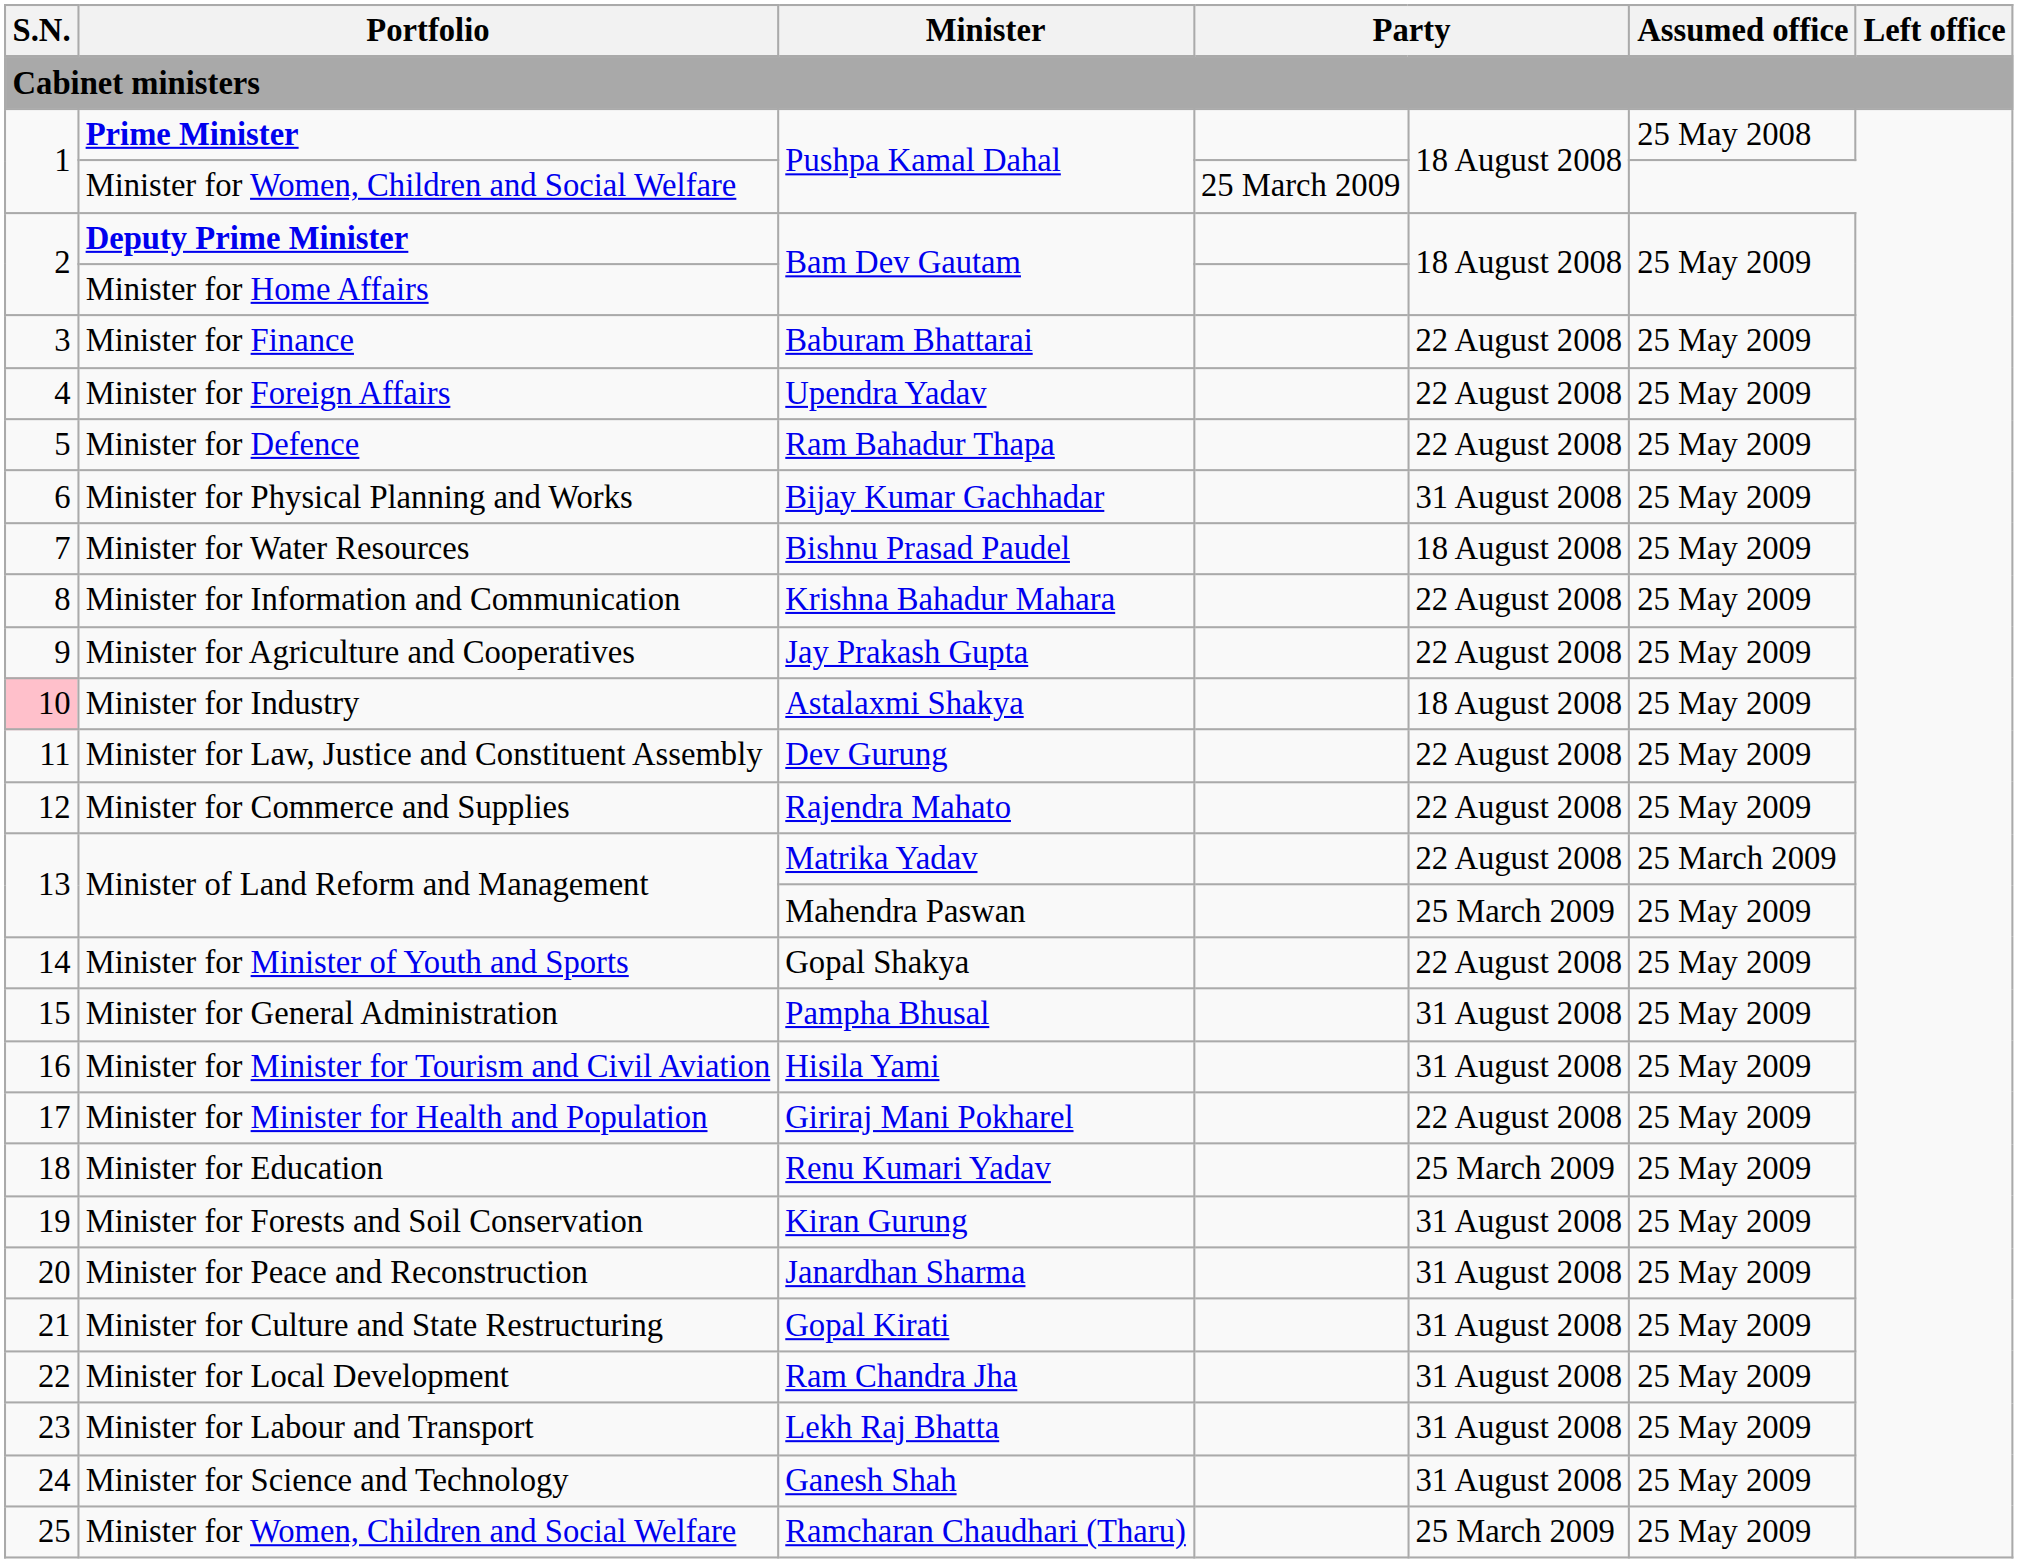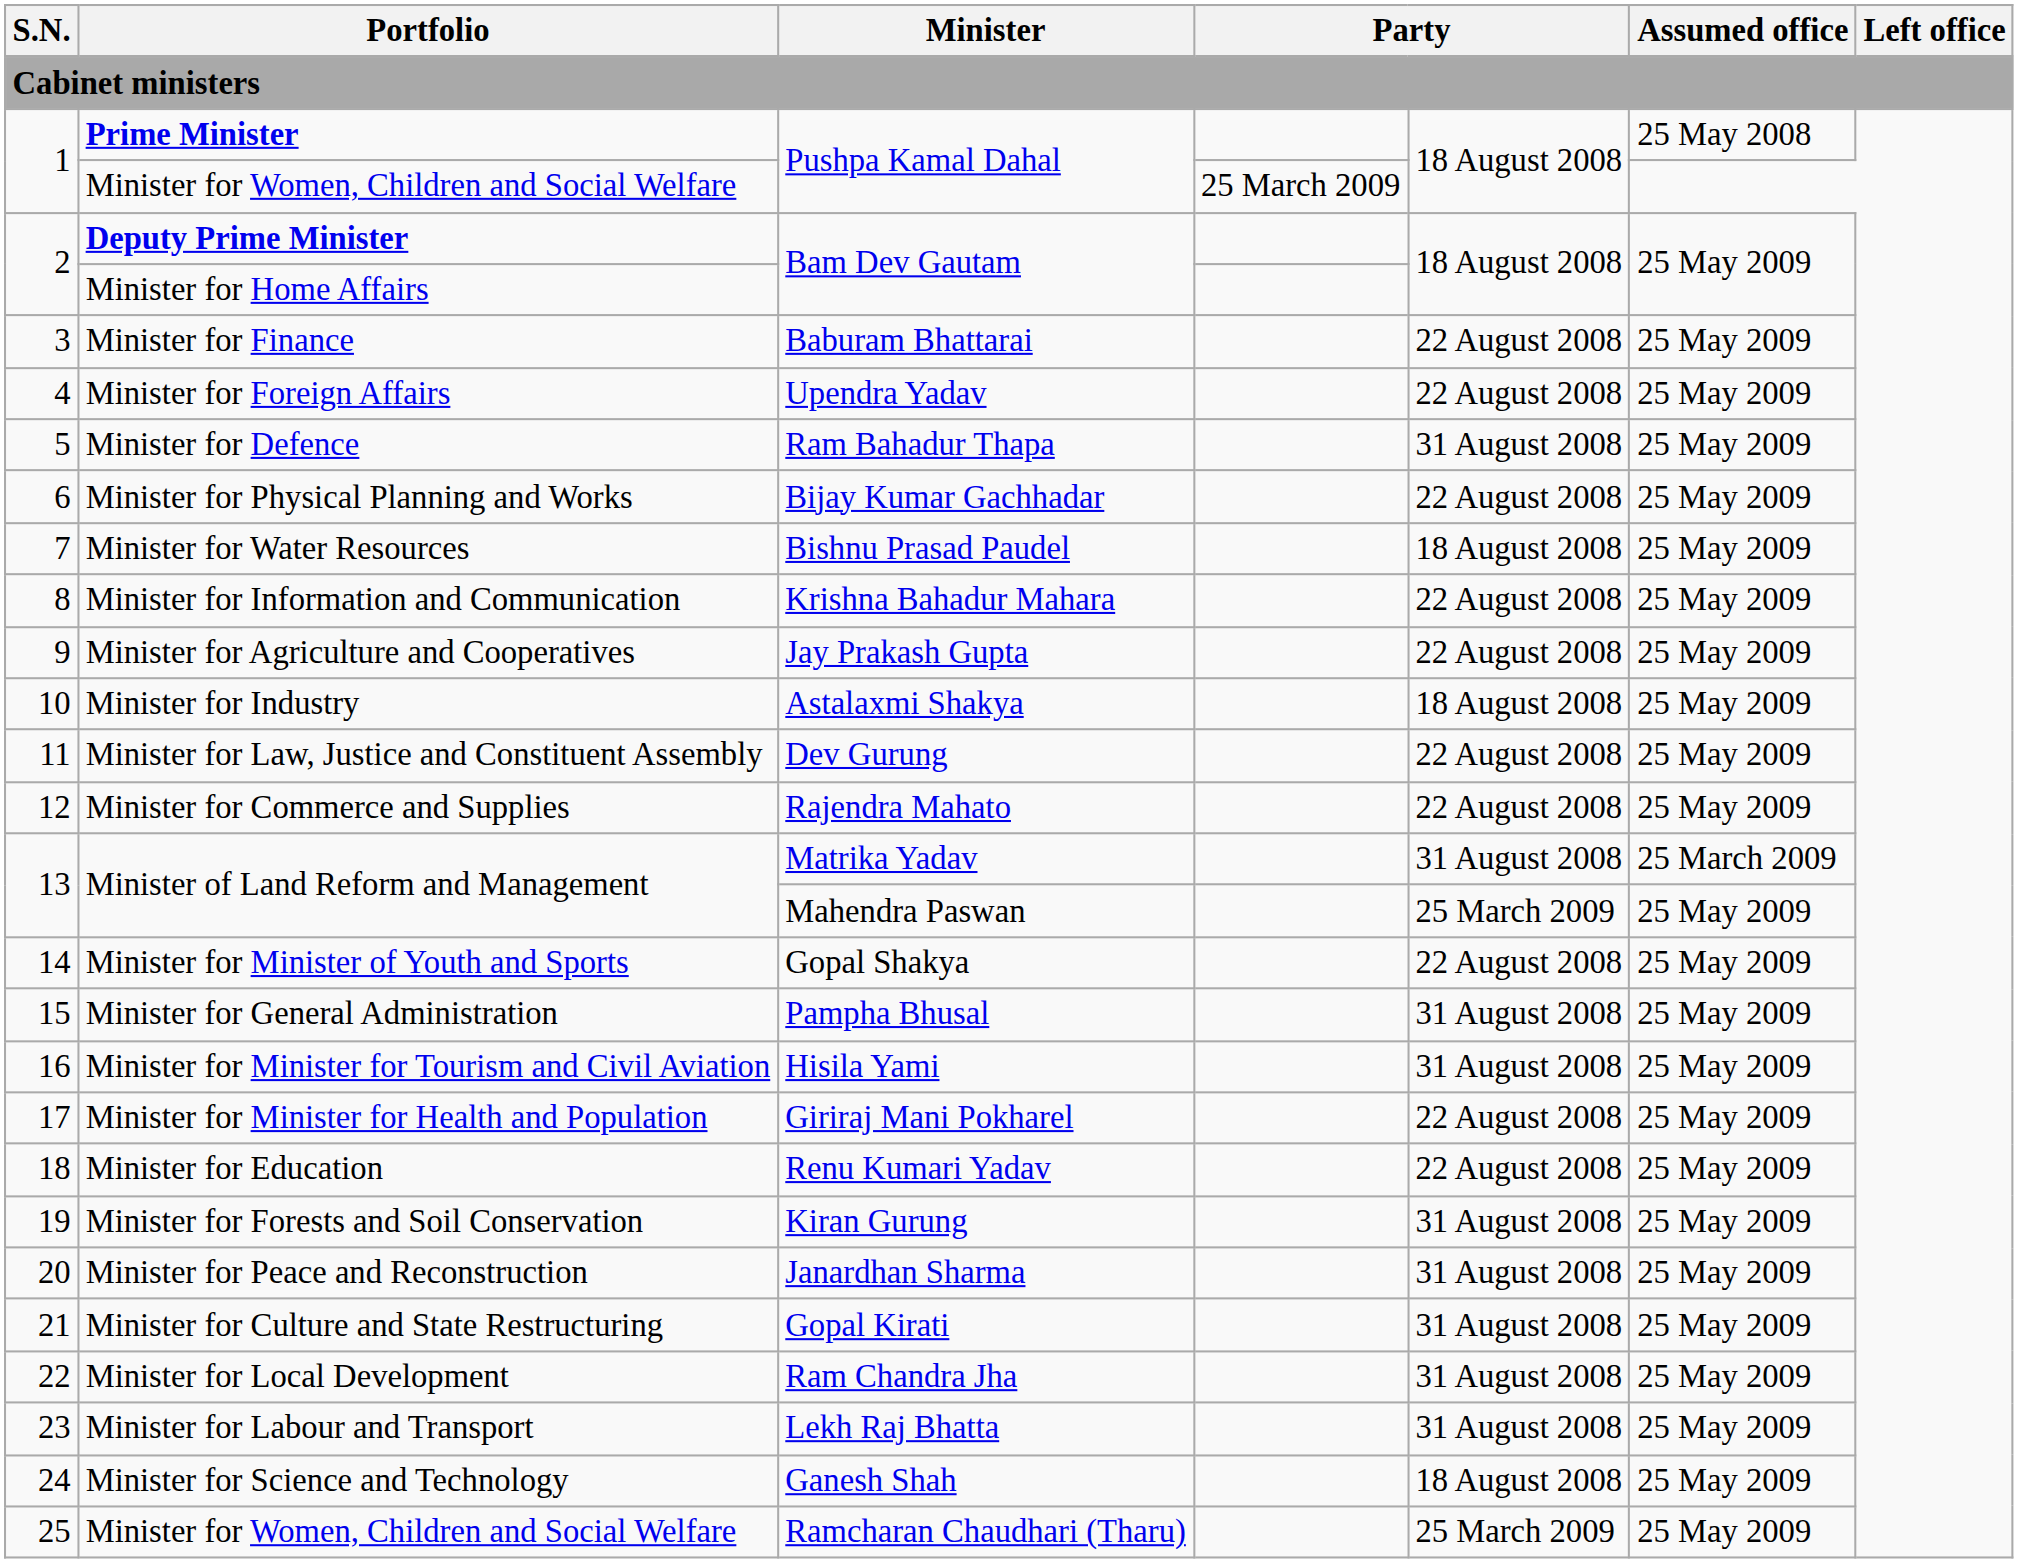(1519, 444) 22 August 2008 -> (1519, 444) 31 August 2008
(1519, 496) 31 August 2008 -> (1519, 496) 22 August 2008
(54, 703) pink background -> (54, 703) no background
(1519, 858) 22 August 2008 -> (1519, 858) 31 August 2008
(1515, 1169) 25 March 2009 -> (1519, 1169) 22 August 2008
(1519, 1479) 31 August 2008 -> (1519, 1479) 18 August 2008
